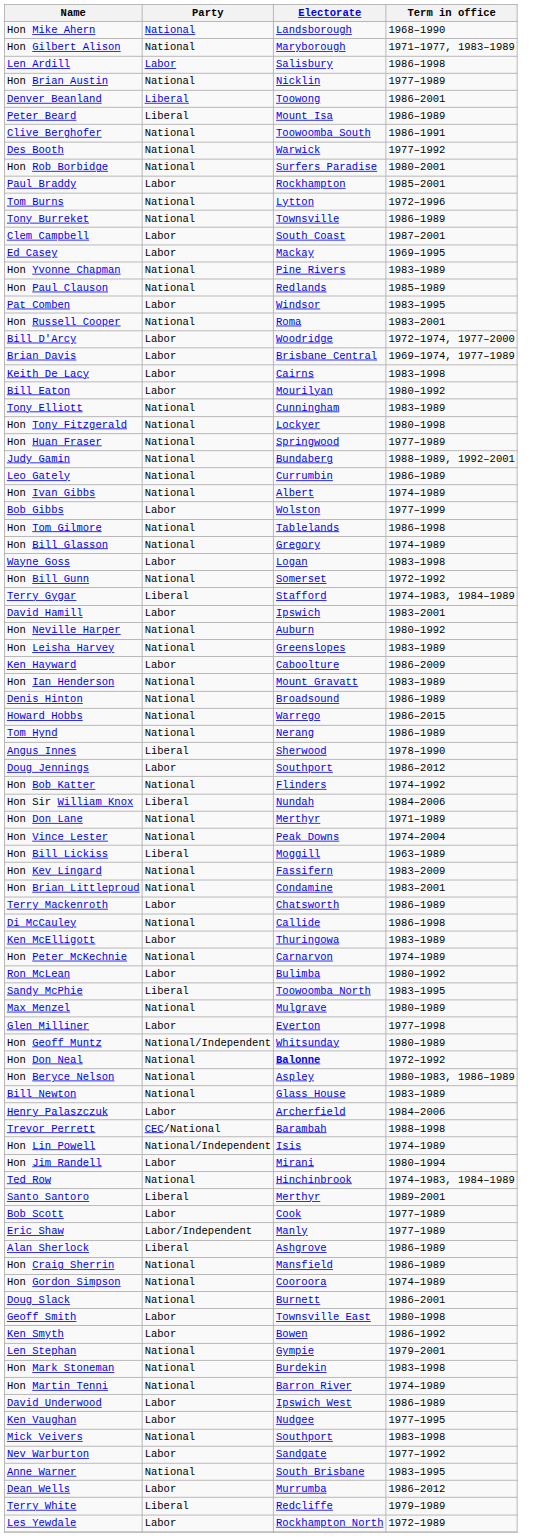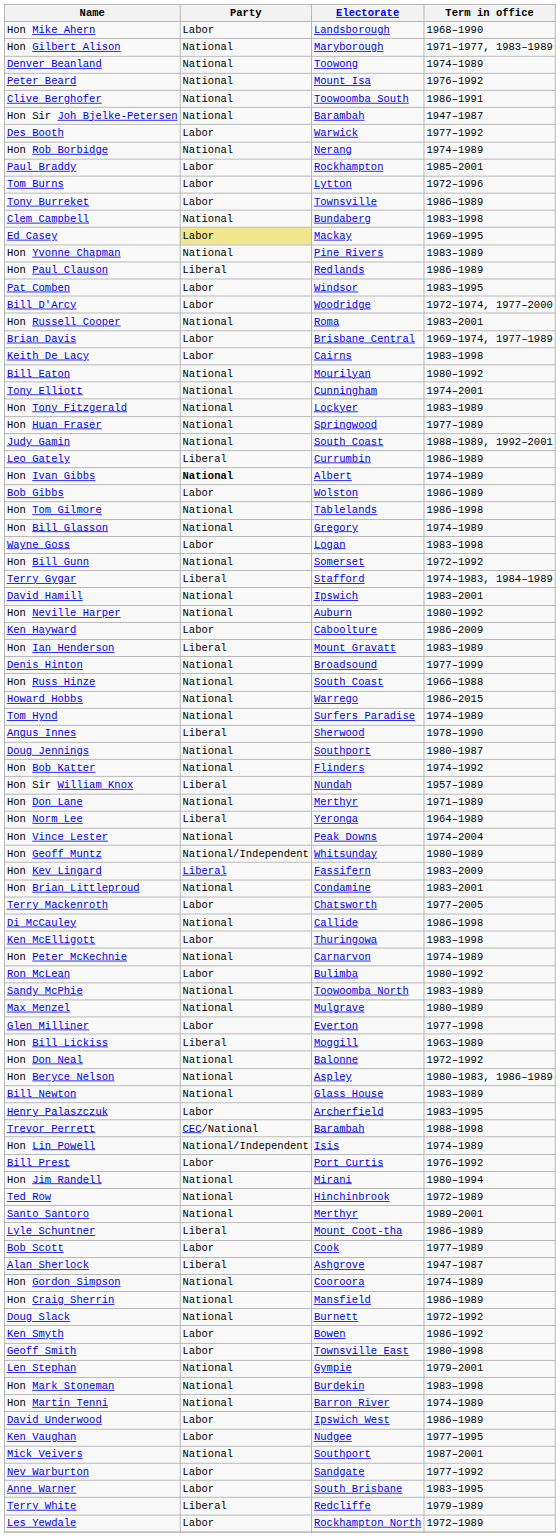(170, 30) National -> (198, 30) Labor
- row: (39, 64)
- row: (57, 82)
(167, 99) Liberal -> (208, 64) National
(417, 99) 1986–2001 -> (455, 64) 1974–1989
(167, 116) Liberal -> (208, 82) National
(417, 116) 1986–1989 -> (455, 82) 1976–1992
+ row: (92, 116)
(170, 150) National -> (198, 133) Labor
(327, 167) Surfers Paradise -> (333, 150) Nerang
(417, 167) 1980–2001 -> (455, 150) 1974–1989
(170, 202) National -> (198, 185) Labor
(170, 219) National -> (198, 202) Labor
(160, 236) Labor -> (208, 219) National
(311, 236) South Coast -> (342, 219) Bundaberg
(417, 236) 1987–2001 -> (455, 219) 1983–1998
(160, 253) no background -> (198, 236) khaki background
(170, 288) National -> (205, 270) Liberal
(417, 288) 1985–1989 -> (455, 270) 1986–1989
rows swapped: (64, 322) <-> (42, 339)
(160, 391) Labor -> (208, 373) National
(417, 408) 1983–1989 -> (455, 391) 1974–2001
(417, 425) 1980–1998 -> (455, 408) 1983–1989
(304, 459) Bundaberg -> (349, 442) South Coast
(170, 476) National -> (205, 459) Liberal
(170, 494) normal -> (208, 476) bold
(417, 511) 1977–1999 -> (455, 494) 1986–1989
(160, 614) Labor -> (208, 596) National
- row: (61, 648)
(170, 682) National -> (205, 648) Liberal
(417, 699) 1986–1989 -> (455, 665) 1977–1999
+ row: (51, 682)
(295, 734) Nerang -> (365, 717) Surfers Paradise
(417, 734) 1986–1989 -> (455, 717) 1974–1989
(160, 768) Labor -> (208, 751) National
(417, 768) 1986–2012 -> (455, 751) 1980–1987
(417, 802) 1984–2006 -> (455, 785) 1957–1989
+ row: (45, 820)
rows swapped: (57, 854) <-> (54, 1043)
(170, 871) National -> (205, 871) Liberal
(417, 905) 1986–1989 -> (455, 905) 1977–2005
(417, 940) 1983–1989 -> (455, 940) 1983–1998
(167, 991) Liberal -> (208, 991) National
(417, 991) 1983–1995 -> (455, 991) 1983–1989
(298, 1060) bold -> (336, 1060) normal
(417, 1111) 1984–2006 -> (455, 1111) 1983–1995
+ row: (39, 1163)
(160, 1163) Labor -> (208, 1180) National
(452, 1180) 1974–1983, 1984–1989 -> (455, 1197) 1972–1989
(167, 1197) Liberal -> (208, 1214) National
+ row: (51, 1231)
- row: (35, 1231)
(417, 1249) 1986–1989 -> (455, 1266) 1947–1987
rows swapped: (61, 1266) <-> (64, 1283)
(417, 1300) 1986–2001 -> (455, 1317) 1972–1992
rows swapped: (42, 1317) <-> (35, 1334)
(417, 1437) 1983–1998 -> (455, 1455) 1987–2001
(170, 1472) National -> (198, 1489) Labor
- row: (39, 1489)
